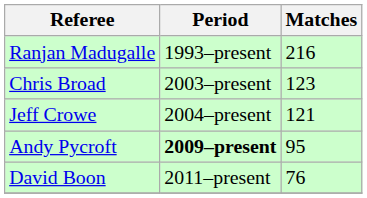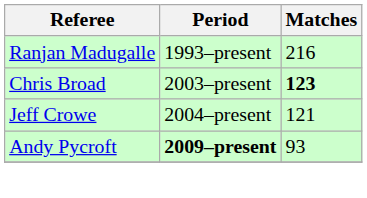(300, 83) normal -> (300, 83) bold
(295, 146) 95 -> (295, 146) 93
- row: (57, 177)
